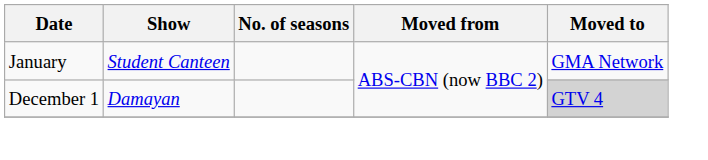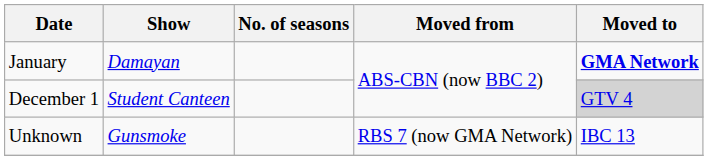(169, 61) Student Canteen -> (144, 61) Damayan
(607, 61) normal -> (640, 61) bold
(144, 98) Damayan -> (169, 98) Student Canteen
+ row: (45, 136)
